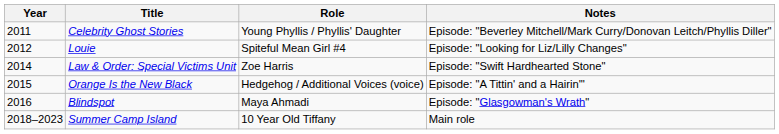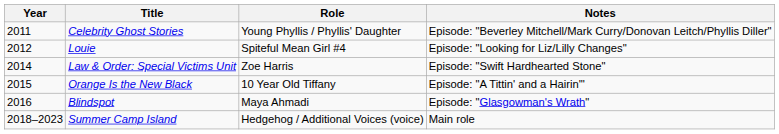(332, 84) Hedgehog / Additional Voices (voice) -> (288, 84) 10 Year Old Tiffany
(288, 119) 10 Year Old Tiffany -> (332, 119) Hedgehog / Additional Voices (voice)
